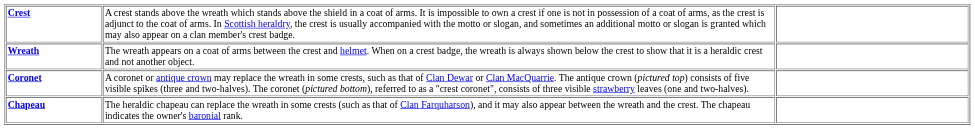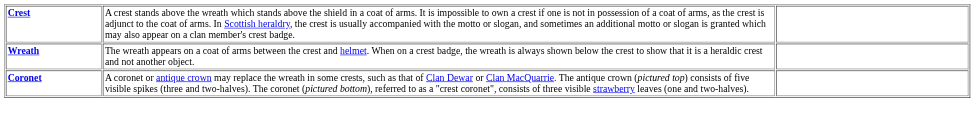- row: (26, 104)
